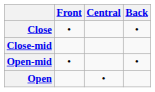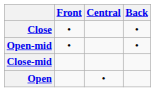rows swapped: (29, 45) <-> (29, 62)
